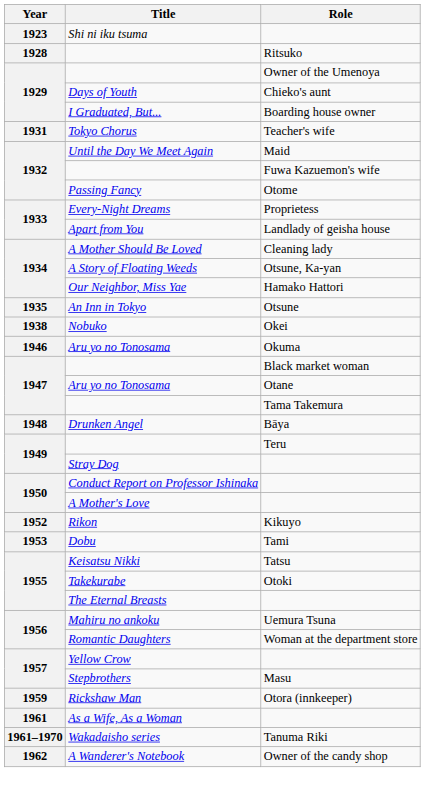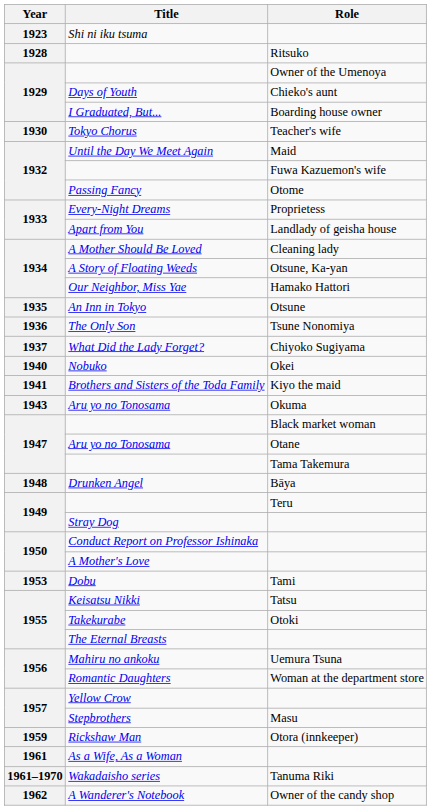(35, 131) 1931 -> (35, 131) 1930
+ row: (102, 326)
+ row: (136, 346)
(35, 326) 1938 -> (35, 365) 1940
+ row: (166, 385)
(35, 346) 1946 -> (35, 405) 1943
- row: (83, 522)
